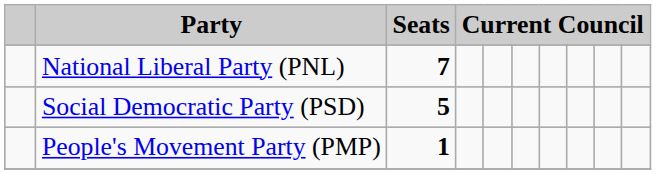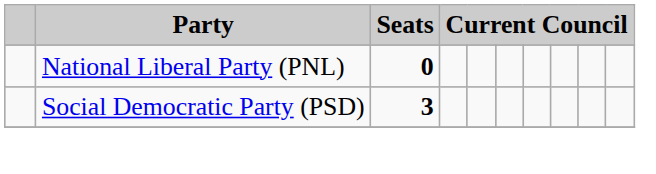(443, 65) 7 -> (427, 65) 0
(443, 106) 5 -> (427, 106) 3
- row: (211, 147)
